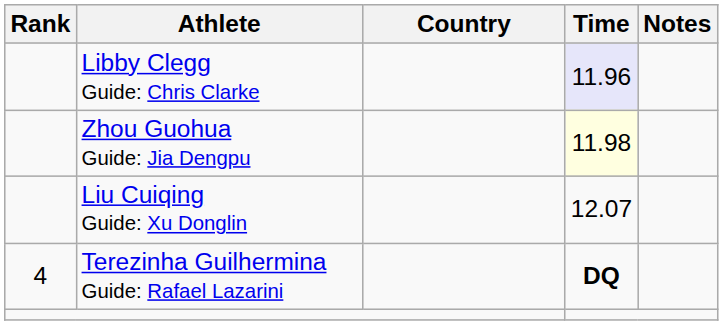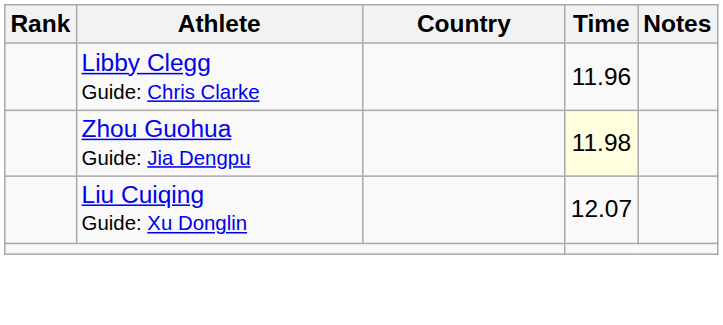(601, 76) lavender background -> (601, 76) no background
- row: (204, 275)
